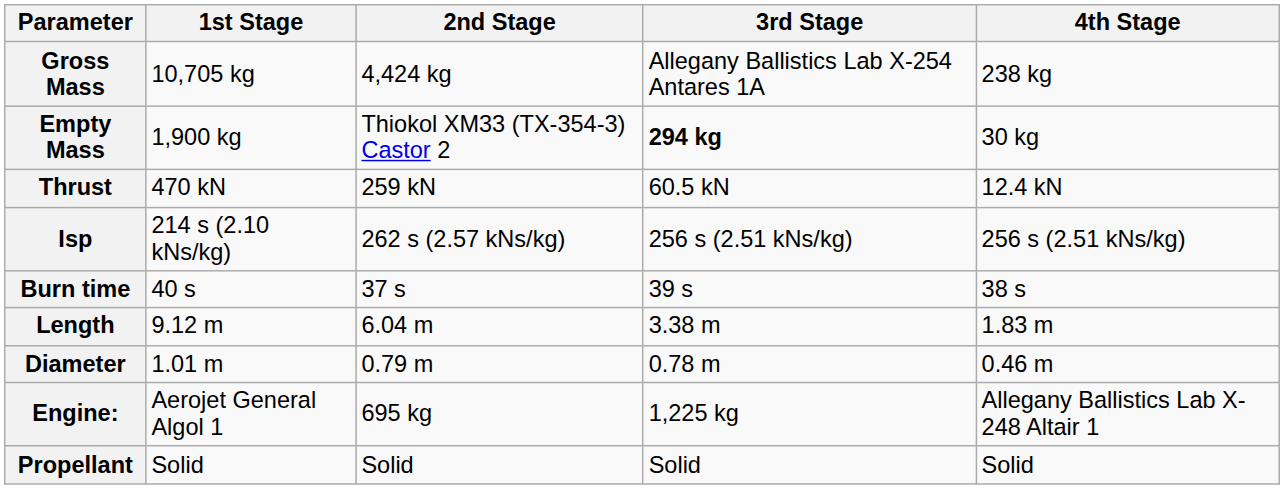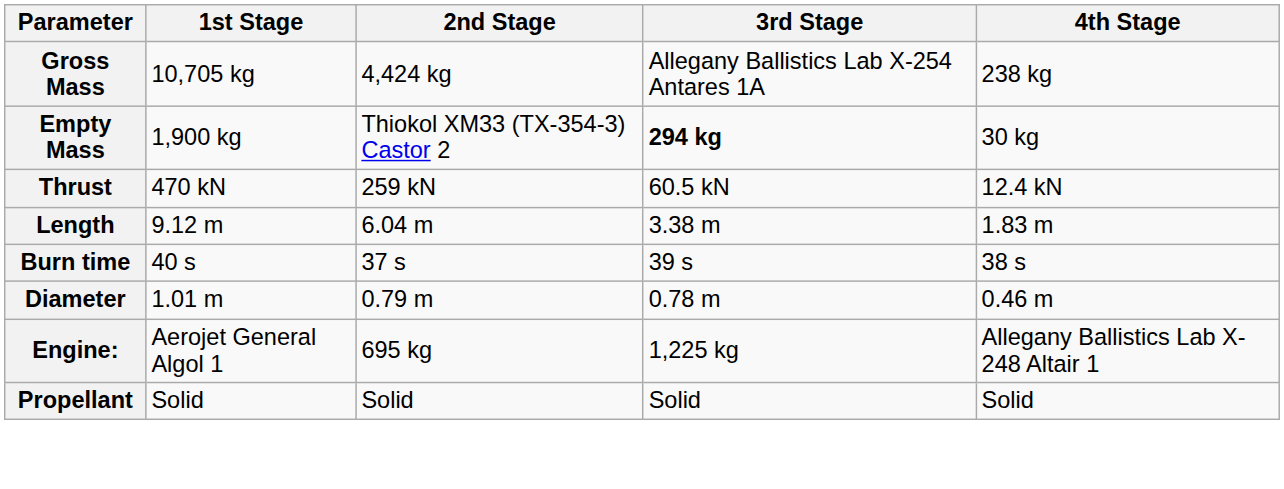- row: (75, 238)
rows swapped: (75, 289) <-> (75, 326)
